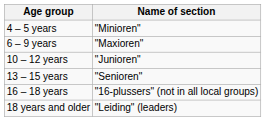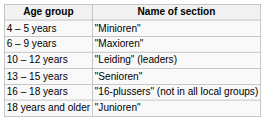(118, 60) "Junioren" -> (136, 60) "Leiding" (leaders)
(136, 108) "Leiding" (leaders) -> (118, 108) "Junioren"
